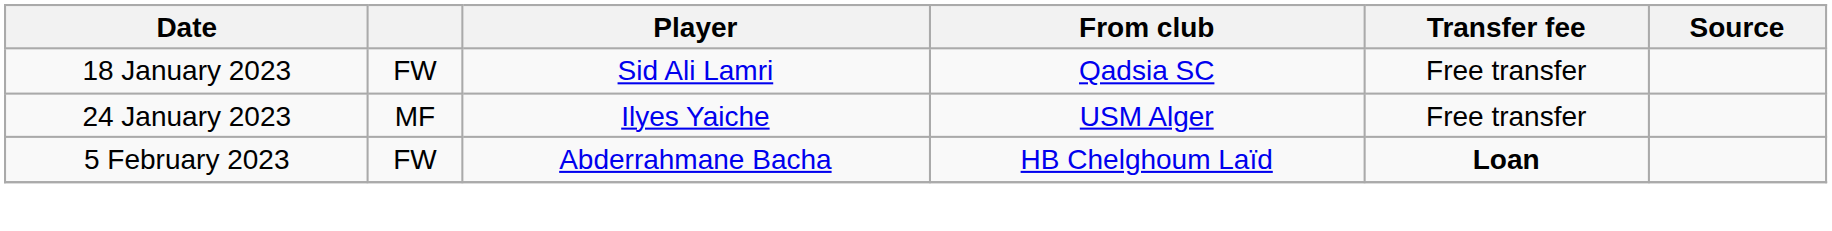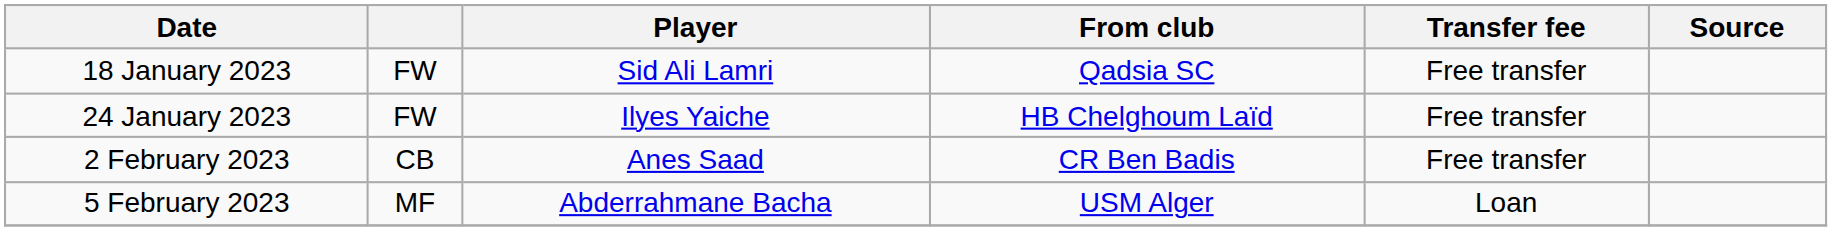(415, 115) MF -> (415, 115) FW
(1147, 115) USM Alger -> (1147, 115) HB Chelghoum Laïd
+ row: (187, 159)
(415, 159) FW -> (415, 203) MF
(1147, 159) HB Chelghoum Laïd -> (1147, 203) USM Alger
(1506, 159) bold -> (1506, 203) normal
